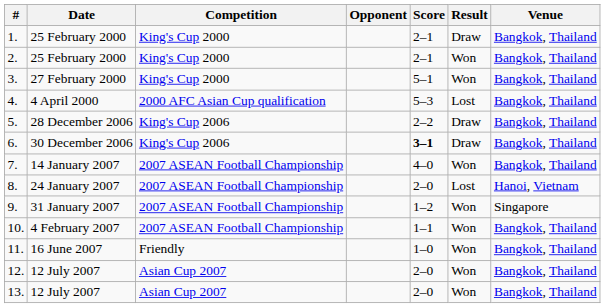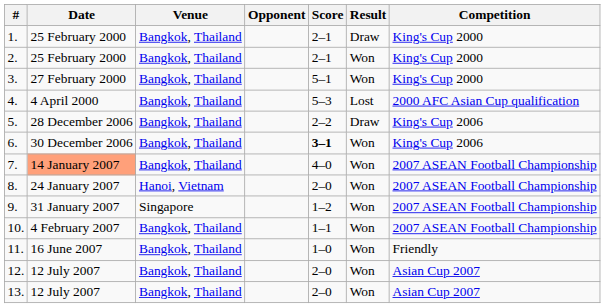columns swapped: (545, 15) <-> (241, 15)
(466, 143) Draw -> (362, 143) Won
(75, 164) no background -> (75, 164) lightsalmon background
(463, 185) Lost -> (362, 185) Won
